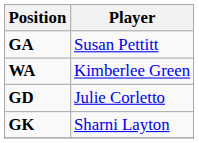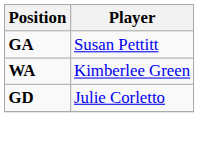- row: (21, 124)
